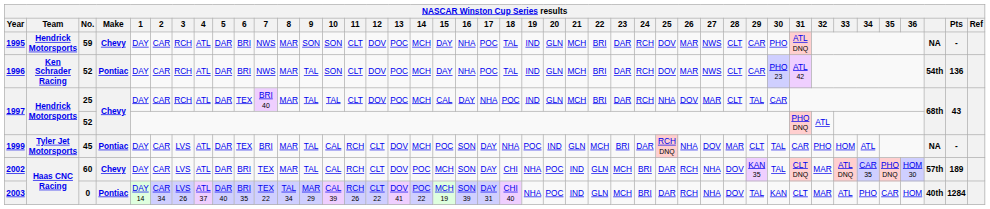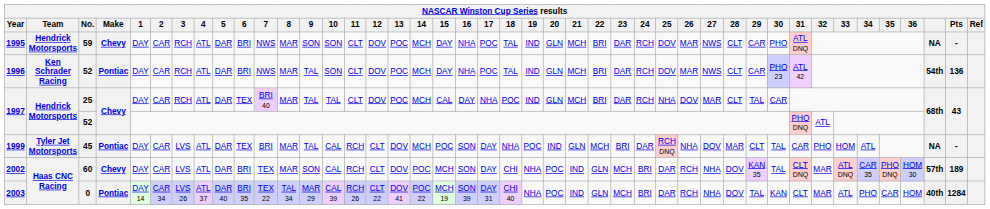(311, 170) TAL -> (311, 170) SON
